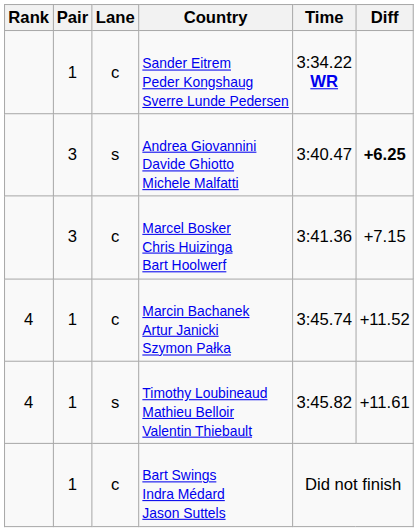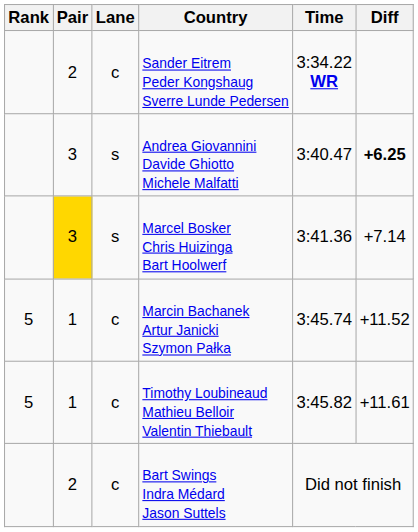(72, 72) 1 -> (72, 72) 2
(72, 237) no background -> (72, 237) gold background
(115, 237) c -> (115, 237) s
(385, 237) +7.15 -> (385, 237) +7.14
(29, 319) 4 -> (29, 319) 5
(29, 402) 4 -> (29, 402) 5
(115, 402) s -> (115, 402) c
(72, 484) 1 -> (72, 484) 2
